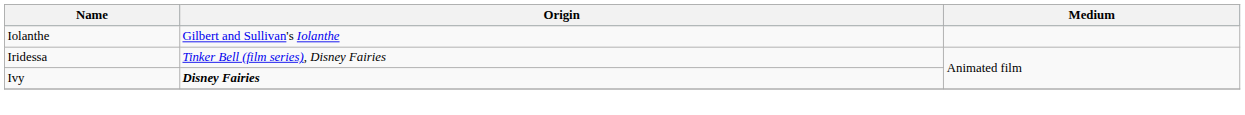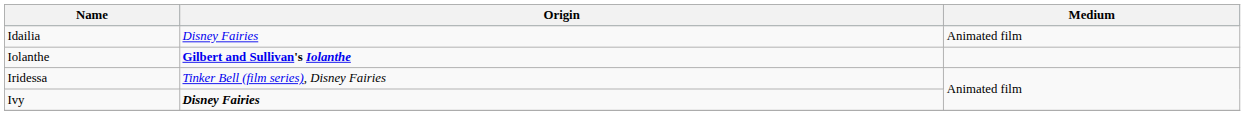+ row: (24, 36)
(261, 36) normal -> (267, 57) bold
